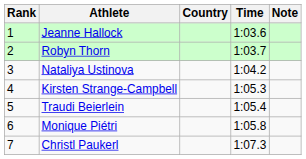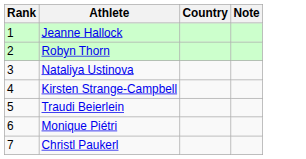- column: (250, 13)
